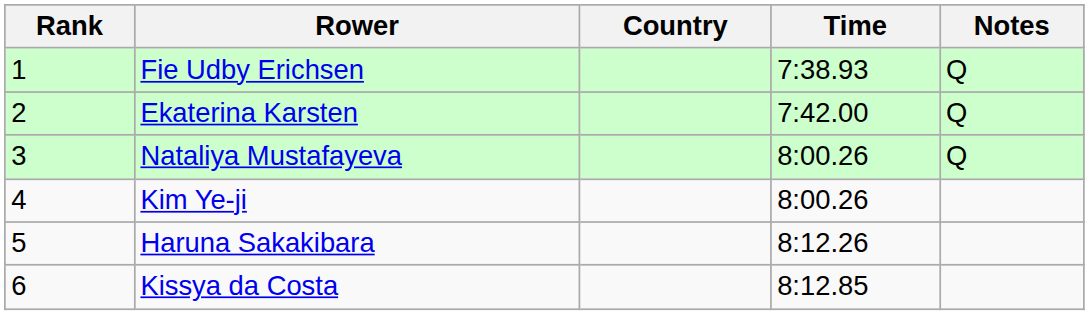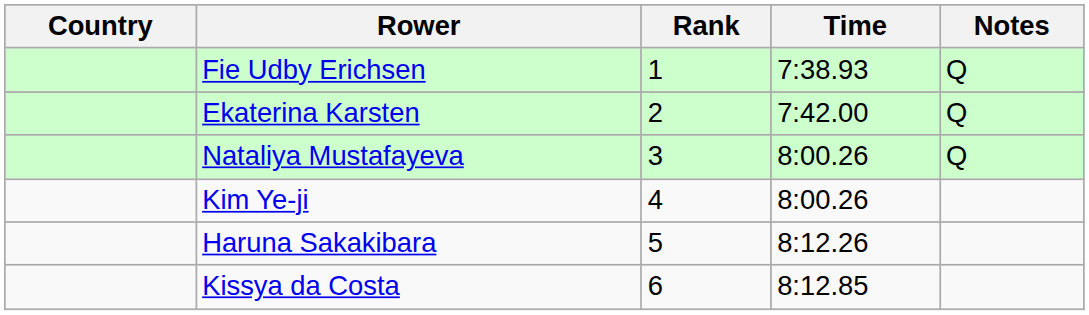columns swapped: (69, 26) <-> (675, 26)
